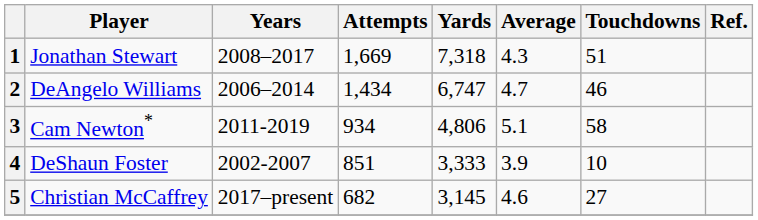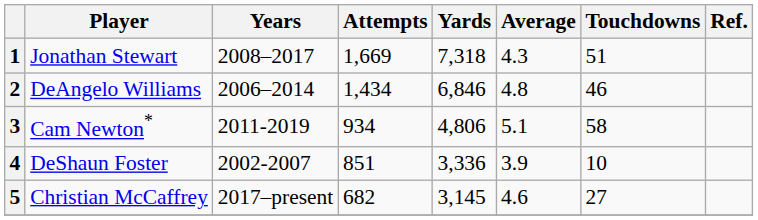(462, 89) 6,747 -> (462, 89) 6,846
(514, 89) 4.7 -> (514, 89) 4.8
(462, 163) 3,333 -> (462, 163) 3,336
